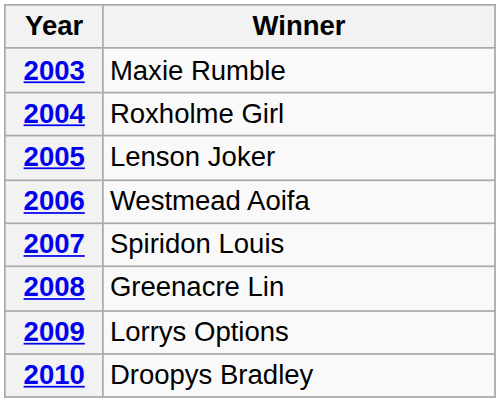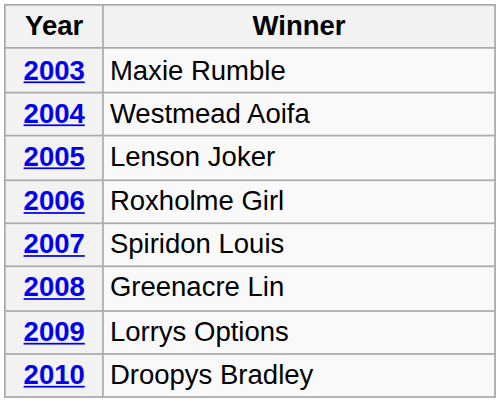(197, 113) Roxholme Girl -> (210, 113) Westmead Aoifa
(210, 200) Westmead Aoifa -> (197, 200) Roxholme Girl
